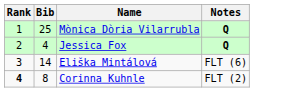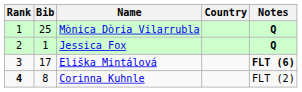+ column: (226, 13)
(45, 46) 4 -> (45, 46) 1
(45, 62) 14 -> (45, 62) 17
(226, 62) normal -> (273, 62) bold
